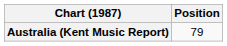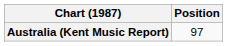(197, 31) 79 -> (197, 31) 97
